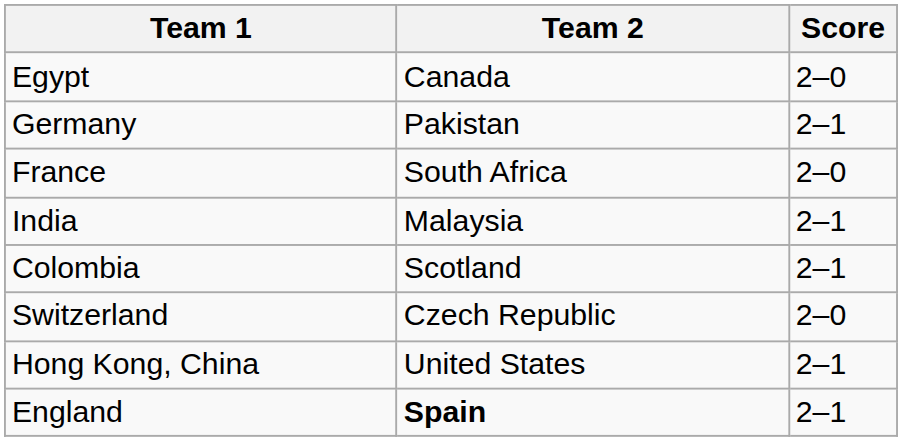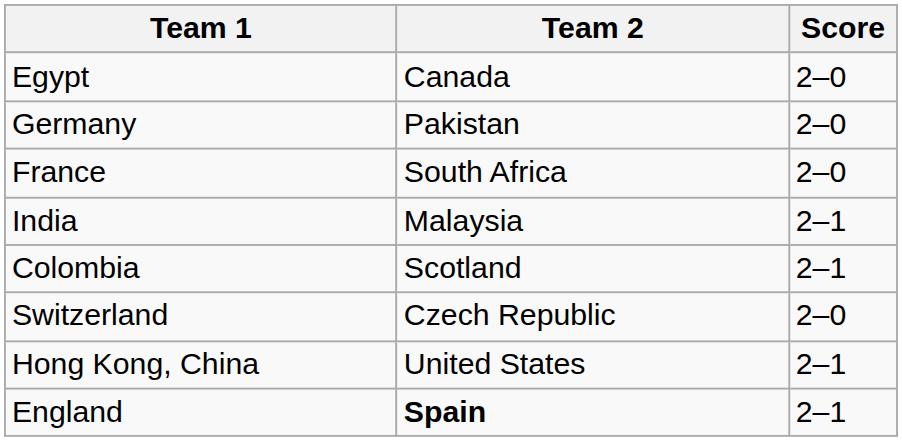(821, 124) 2–1 -> (821, 124) 2–0
